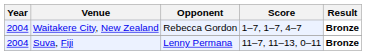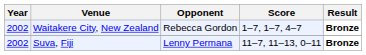(18, 28) 2004 -> (18, 28) 2002
(18, 43) 2004 -> (18, 43) 2002
